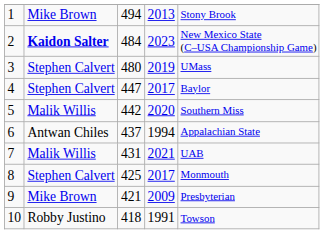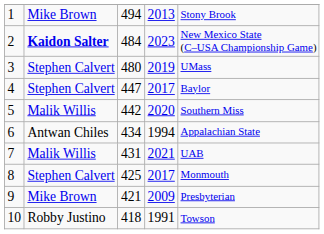(131, 132) 437 -> (131, 132) 434
